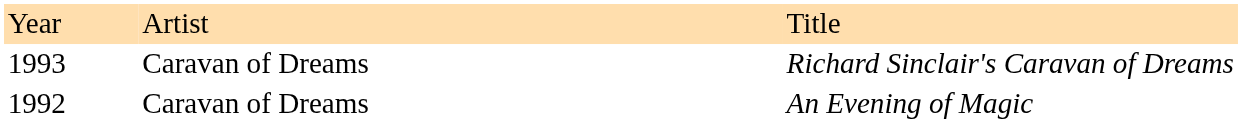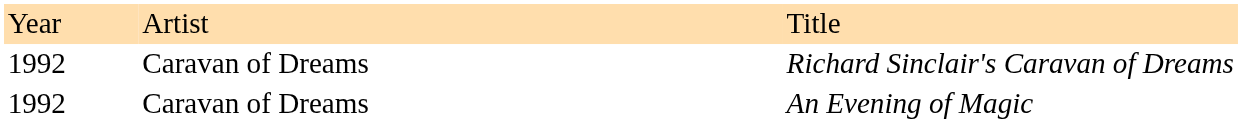(37, 63) 1993 -> (37, 63) 1992
